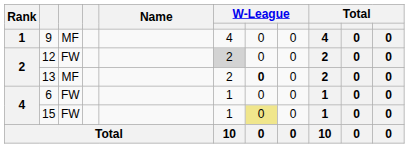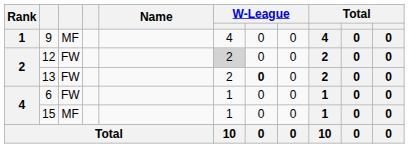(70, 76) MF -> (70, 76) FW
(70, 114) FW -> (70, 114) MF
(261, 114) khaki background -> (261, 114) no background
